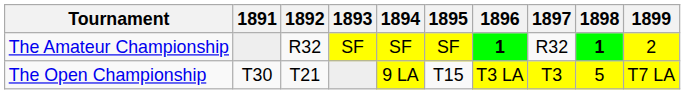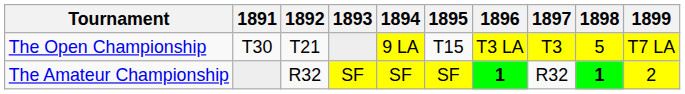rows swapped: (107, 75) <-> (119, 47)
